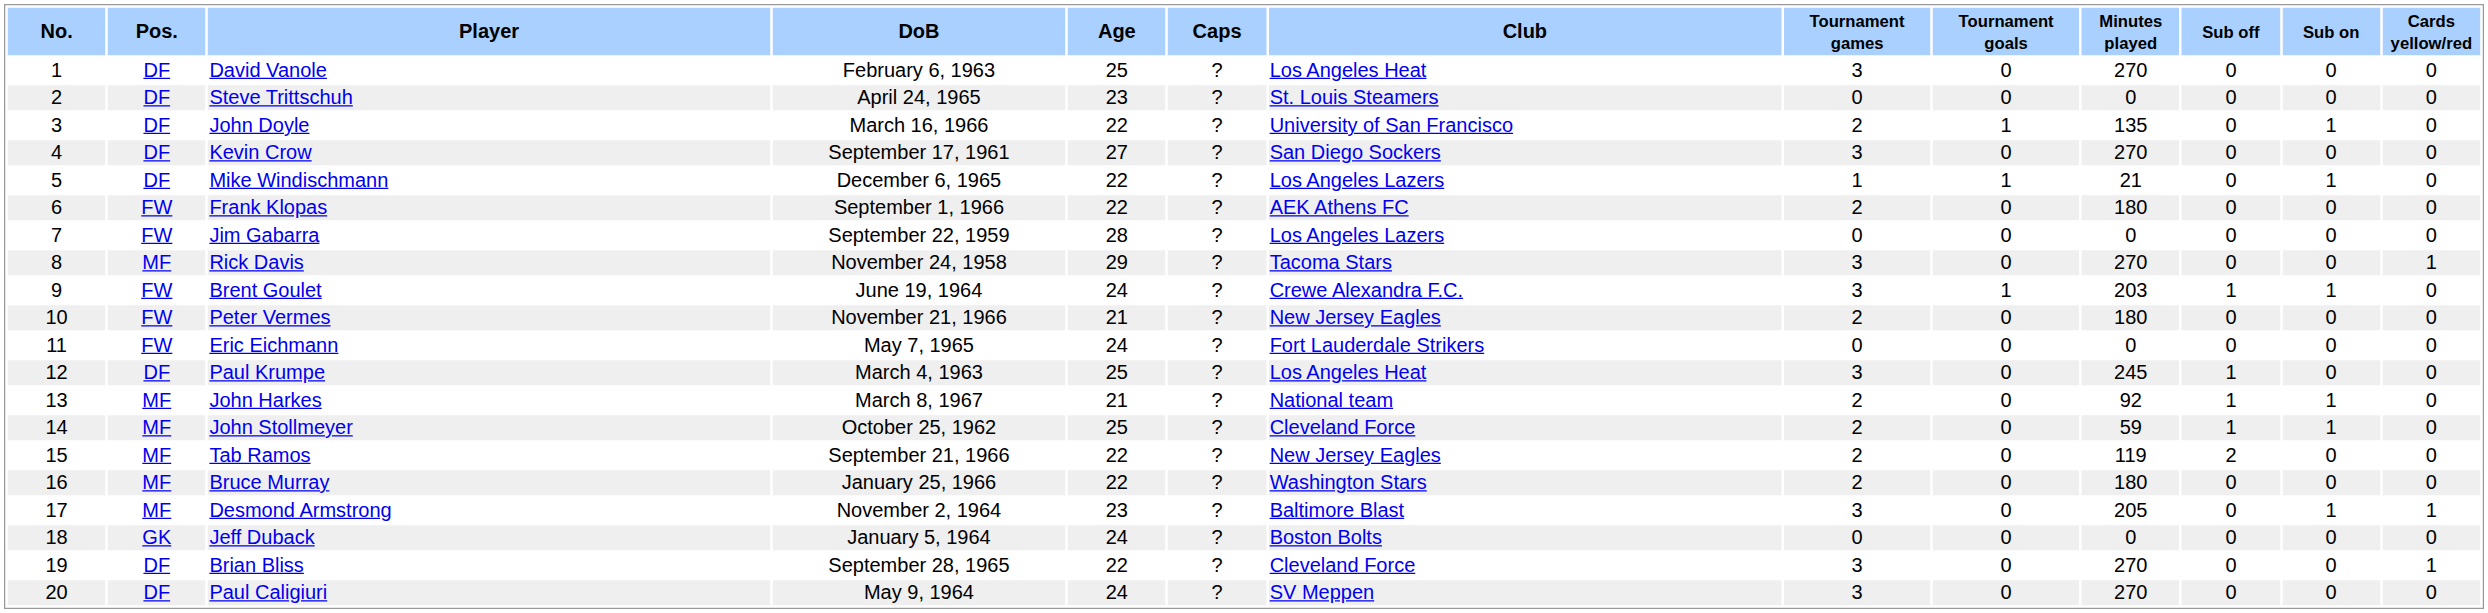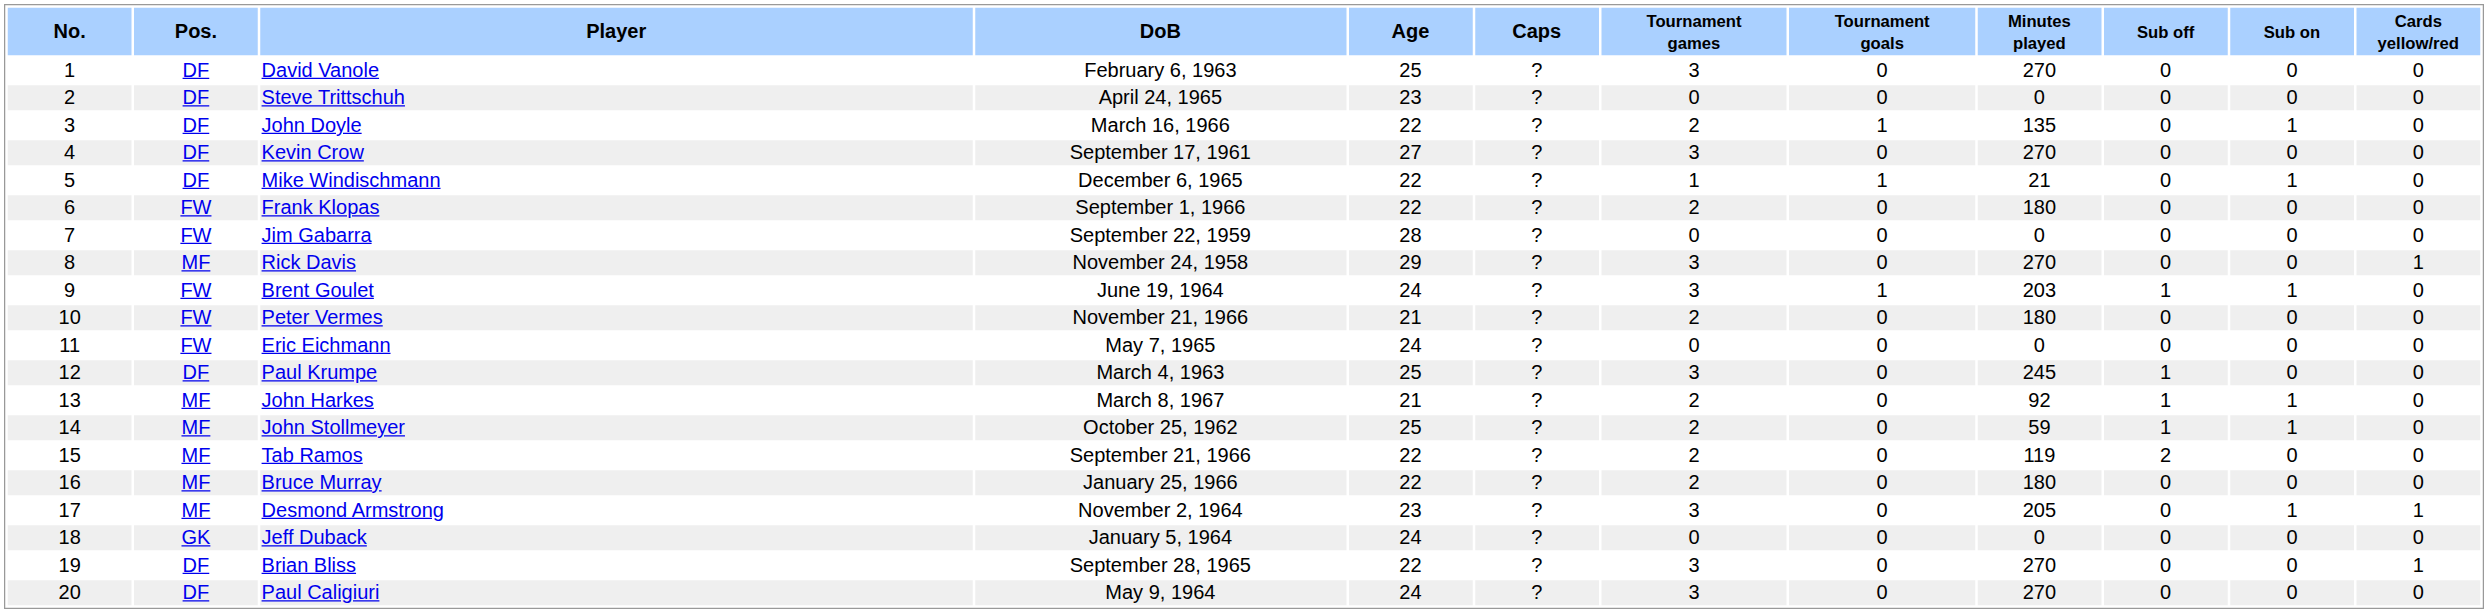- column: (1525, 31)
